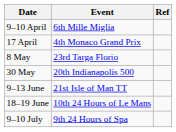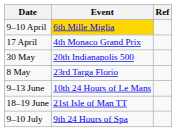(84, 26) no background -> (84, 26) gold background
rows swapped: (18, 57) <-> (21, 72)
(90, 88) 21st Isle of Man TT -> (102, 88) 10th 24 Hours of Le Mans
(102, 103) 10th 24 Hours of Le Mans -> (90, 103) 21st Isle of Man TT
